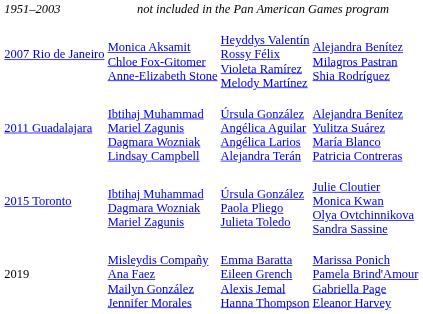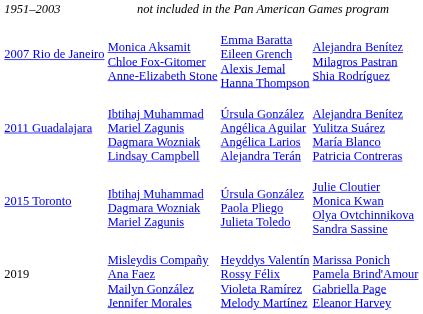(265, 61) Heyddys Valentín Rossy Félix Violeta Ramírez Melody Martínez -> (265, 61) Emma Baratta Eileen Grench Alexis Jemal Hanna Thompson
(265, 281) Emma Baratta Eileen Grench Alexis Jemal Hanna Thompson -> (265, 281) Heyddys Valentín Rossy Félix Violeta Ramírez Melody Martínez
